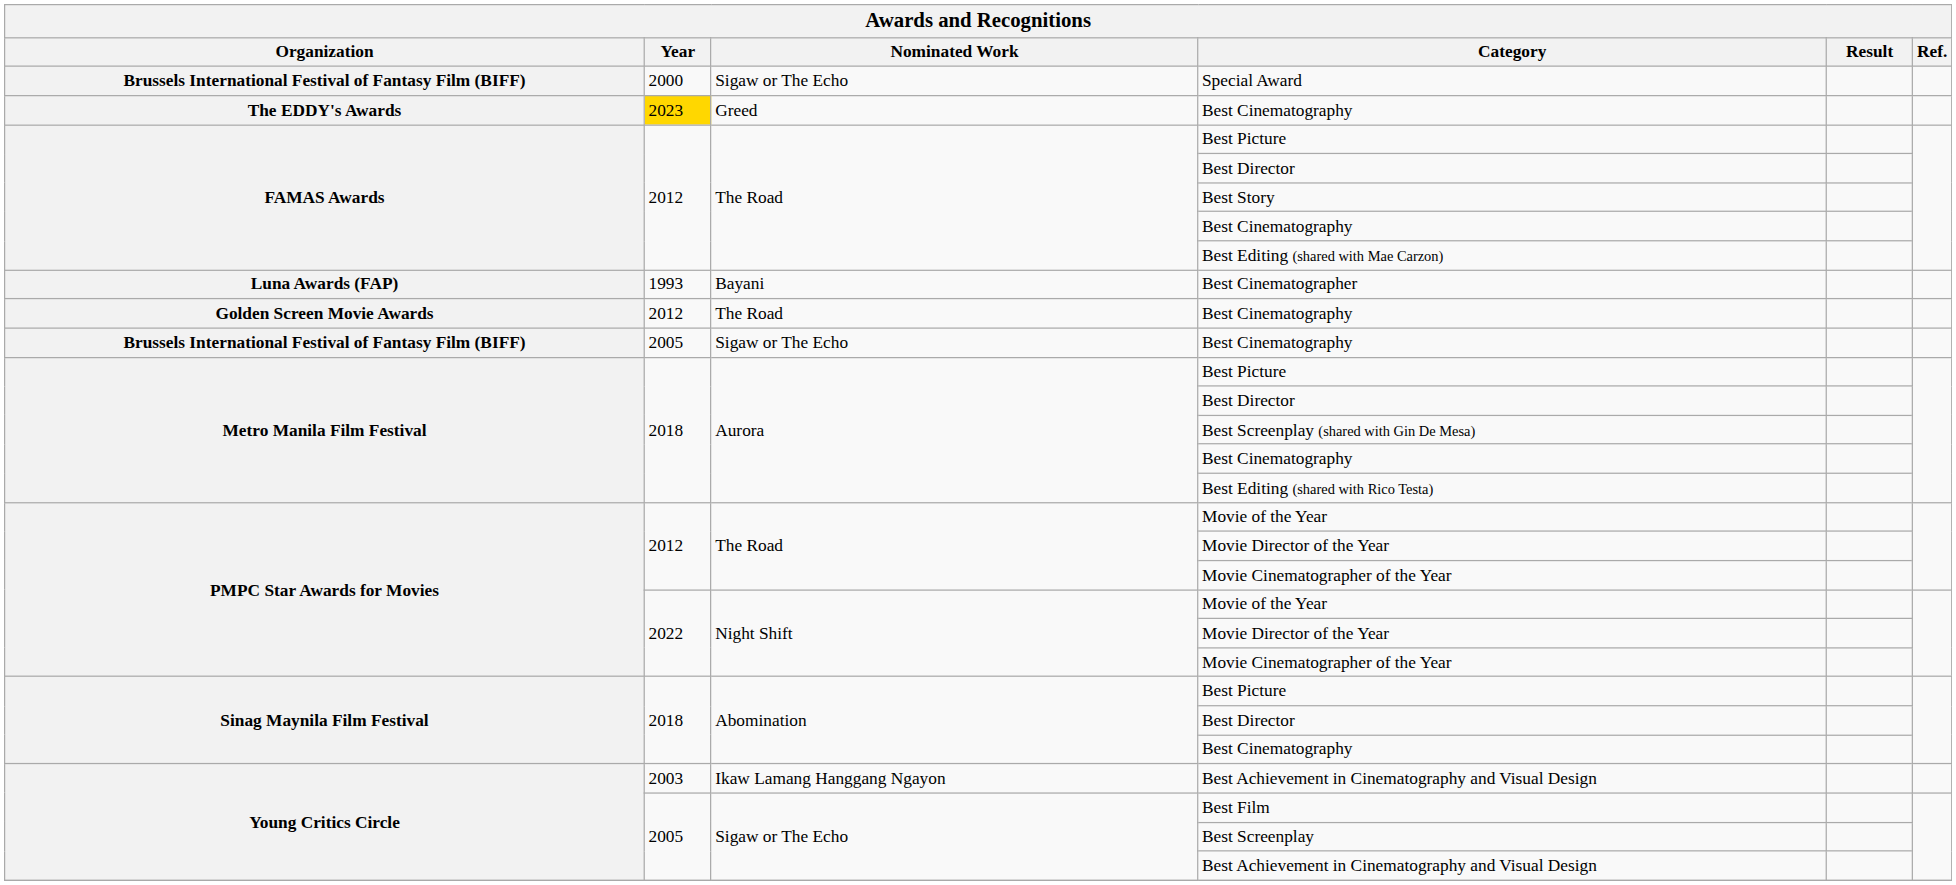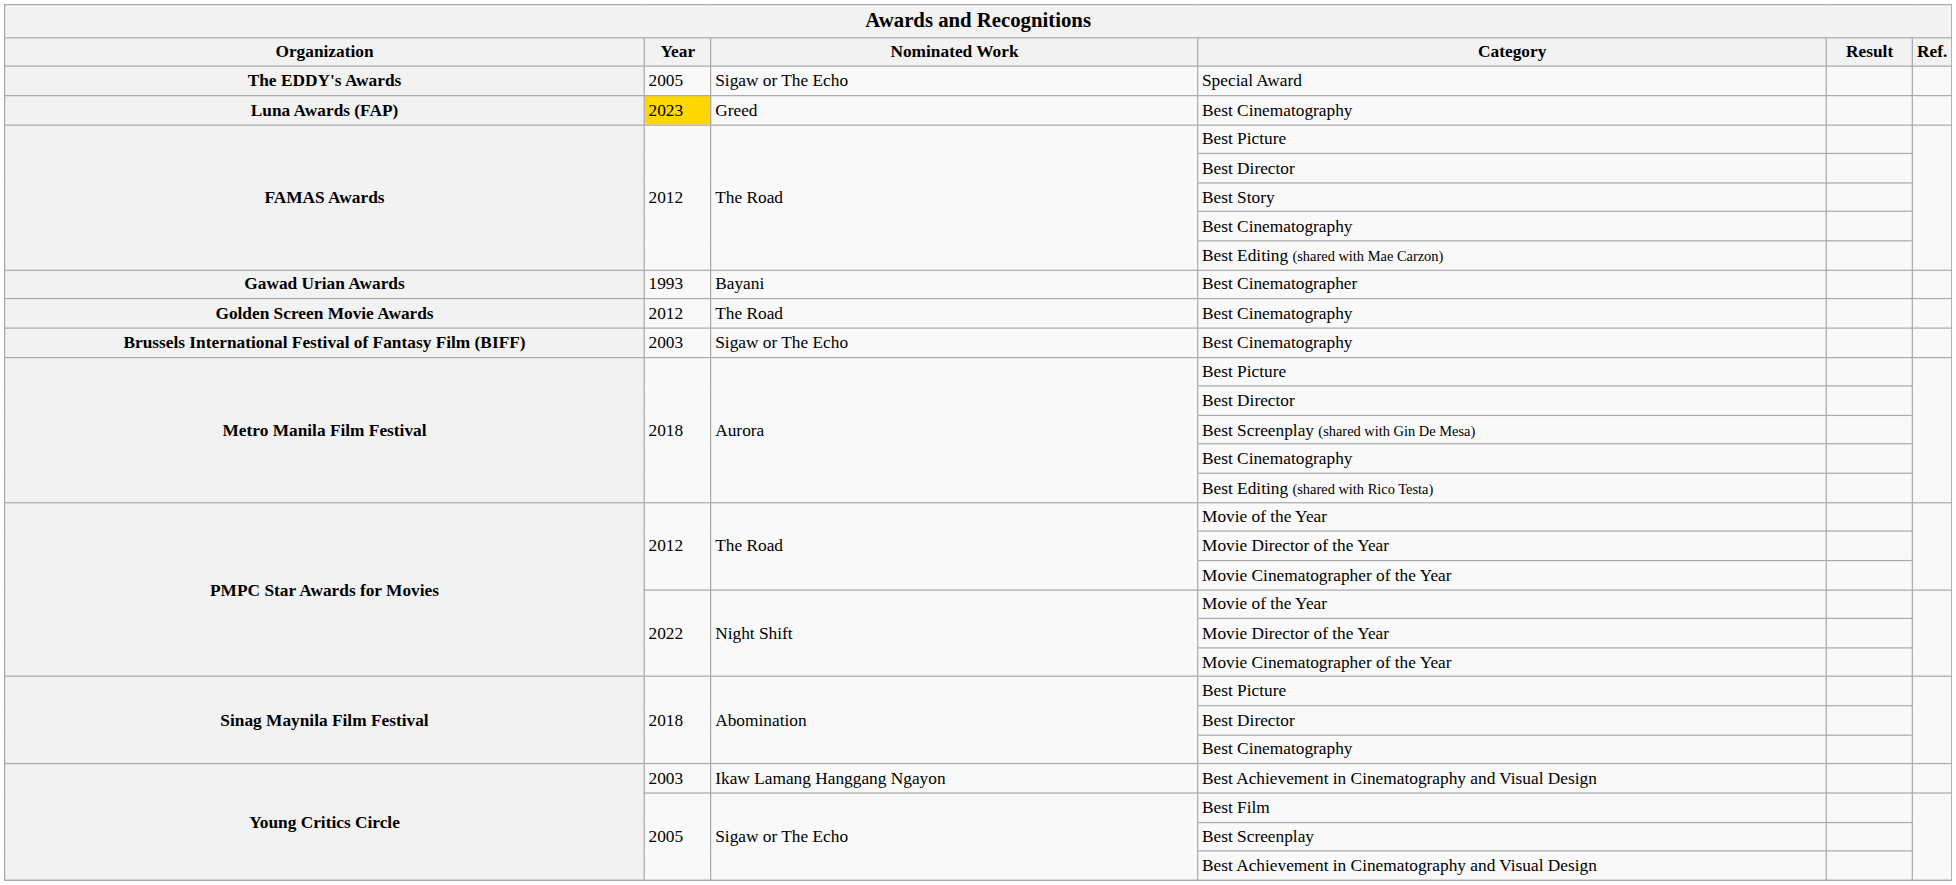(325, 80) Brussels International Festival of Fantasy Film (BIFF) -> (325, 80) The EDDY's Awards
(666, 80) 2000 -> (666, 80) 2005
(325, 109) The EDDY's Awards -> (325, 109) Luna Awards (FAP)
(325, 284) Luna Awards (FAP) -> (325, 284) Gawad Urian Awards
(666, 342) 2005 -> (666, 342) 2003
